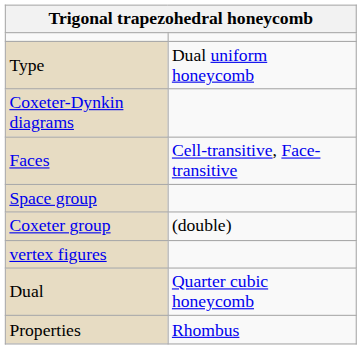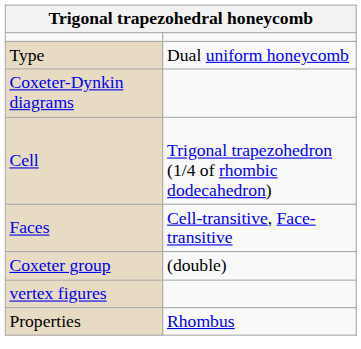+ row: (24, 160)
- row: (53, 198)
- row: (27, 291)
